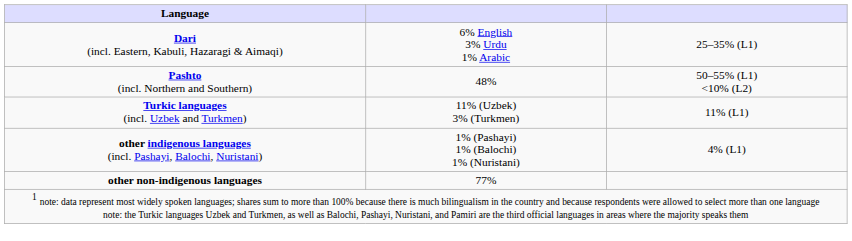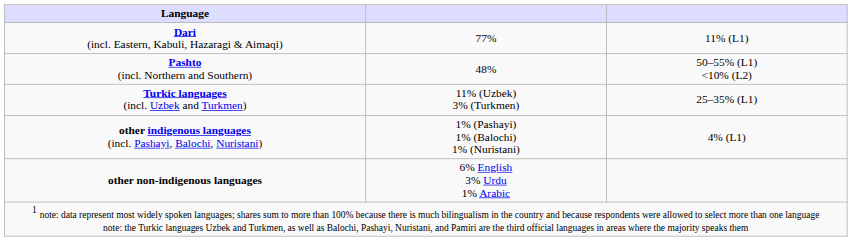(486, 44) 6% English 3% Urdu 1% Arabic -> (486, 38) 77%
(727, 44) 25–35% (L1) -> (727, 38) 11% (L1)
(727, 112) 11% (L1) -> (727, 99) 25–35% (L1)
(486, 180) 77% -> (486, 180) 6% English 3% Urdu 1% Arabic
